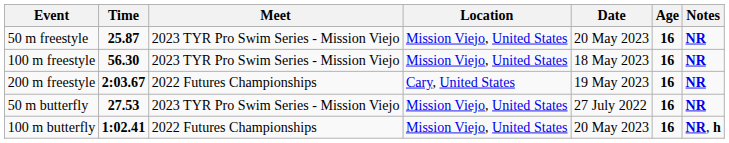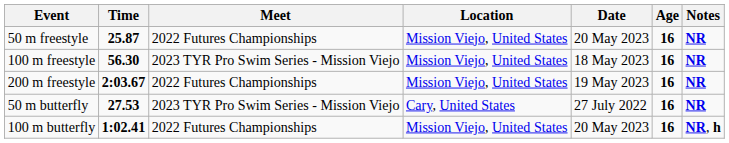(276, 37) 2023 TYR Pro Swim Series - Mission Viejo -> (234, 37) 2022 Futures Championships
(460, 82) Cary, United States -> (487, 82) Mission Viejo, United States
(487, 104) Mission Viejo, United States -> (460, 104) Cary, United States
